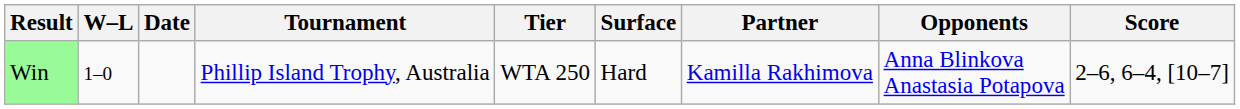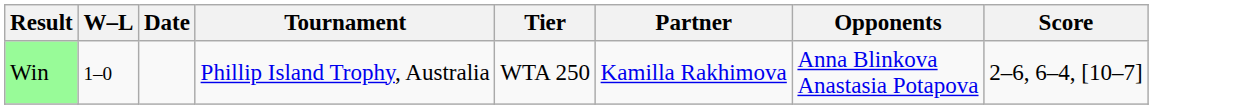- column: (638, 22)
